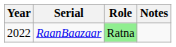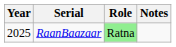(19, 32) 2022 -> (19, 32) 2025
